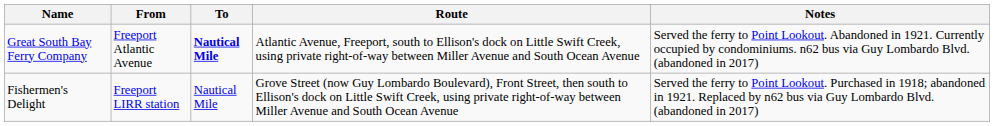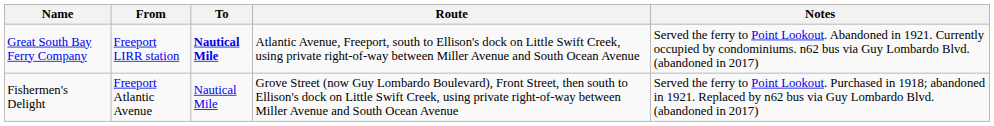(135, 48) Freeport Atlantic Avenue -> (146, 48) Freeport LIRR station
(146, 97) Freeport LIRR station -> (135, 97) Freeport Atlantic Avenue
